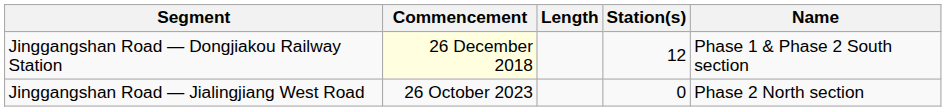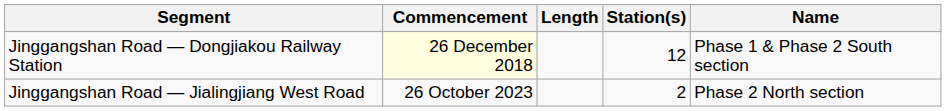(681, 92) 0 -> (681, 92) 2
